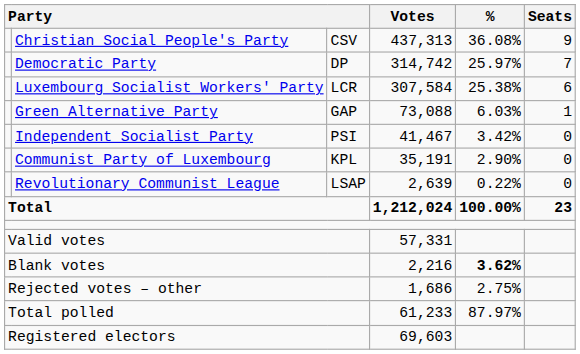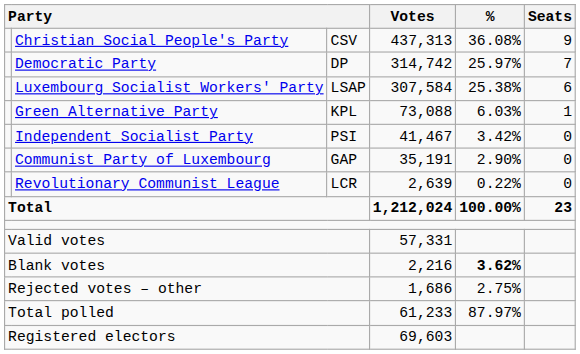(344, 88) LCR -> (348, 88) LSAP
(344, 112) GAP -> (344, 112) KPL
(344, 160) KPL -> (344, 160) GAP
(348, 184) LSAP -> (344, 184) LCR
